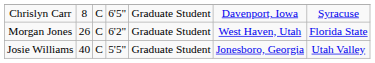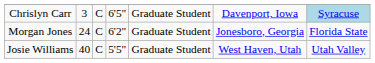(84, 13) 8 -> (84, 13) 3
(338, 13) no background -> (338, 13) lightblue background
(84, 31) 26 -> (84, 31) 24
(260, 31) West Haven, Utah -> (260, 31) Jonesboro, Georgia
(260, 49) Jonesboro, Georgia -> (260, 49) West Haven, Utah
